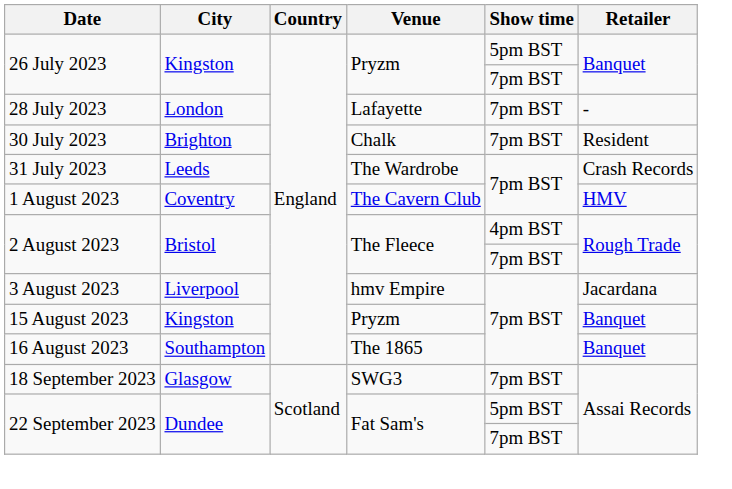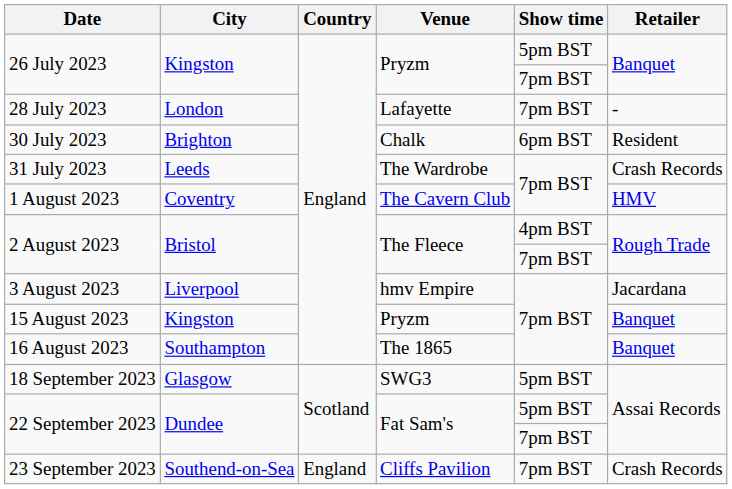(526, 139) 7pm BST -> (555, 139) 6pm BST
(526, 378) 7pm BST -> (555, 378) 5pm BST
+ row: (82, 468)
